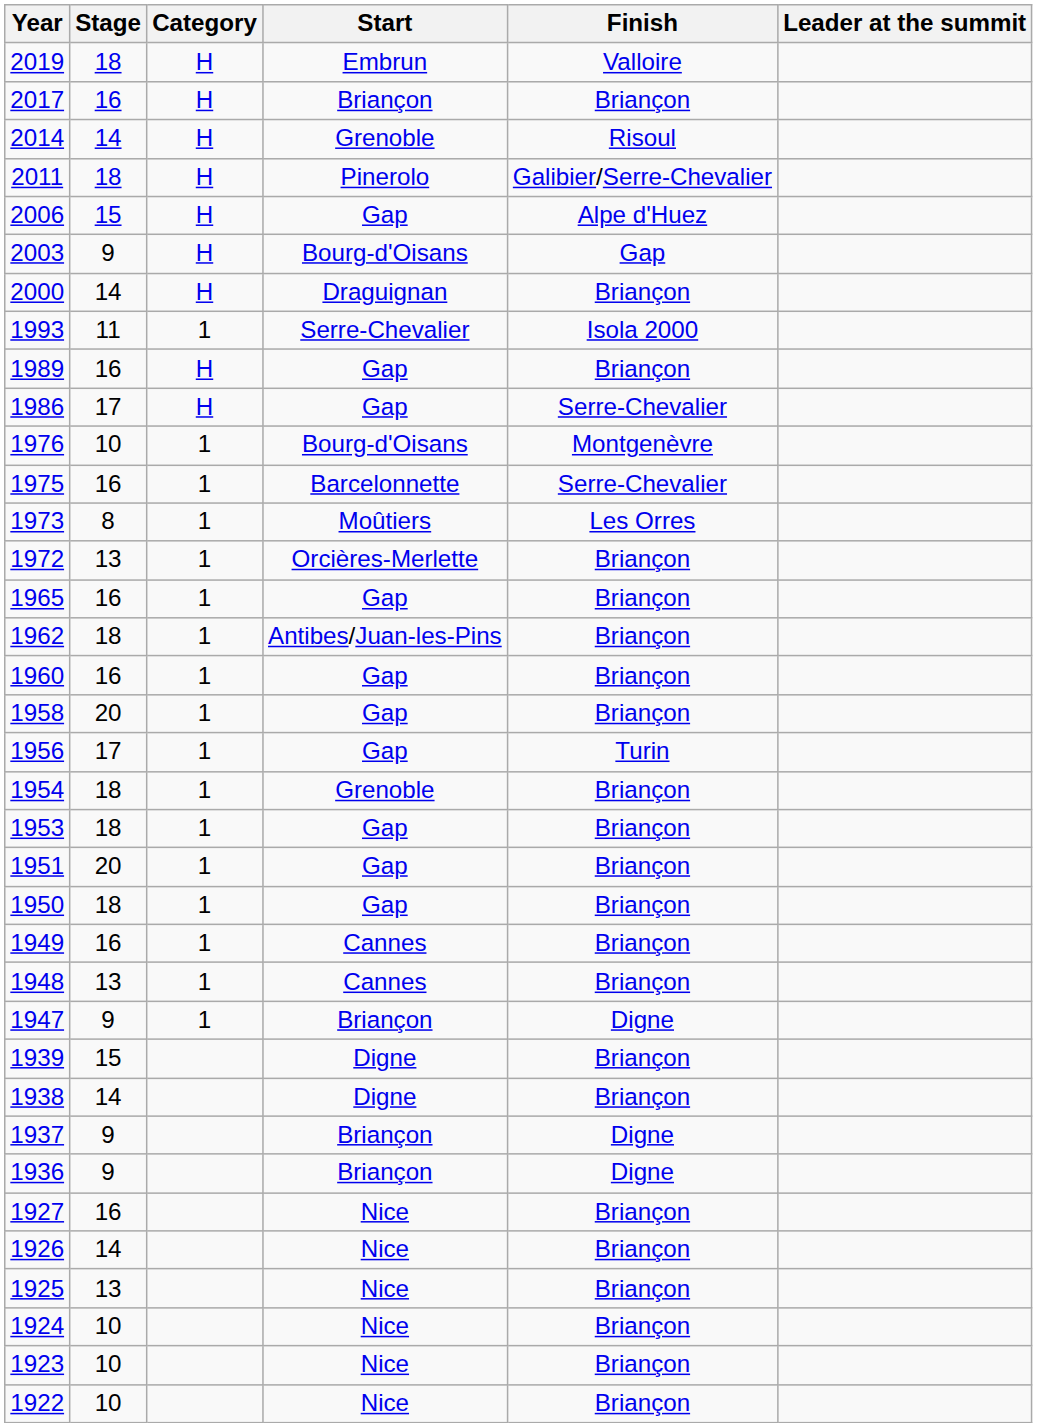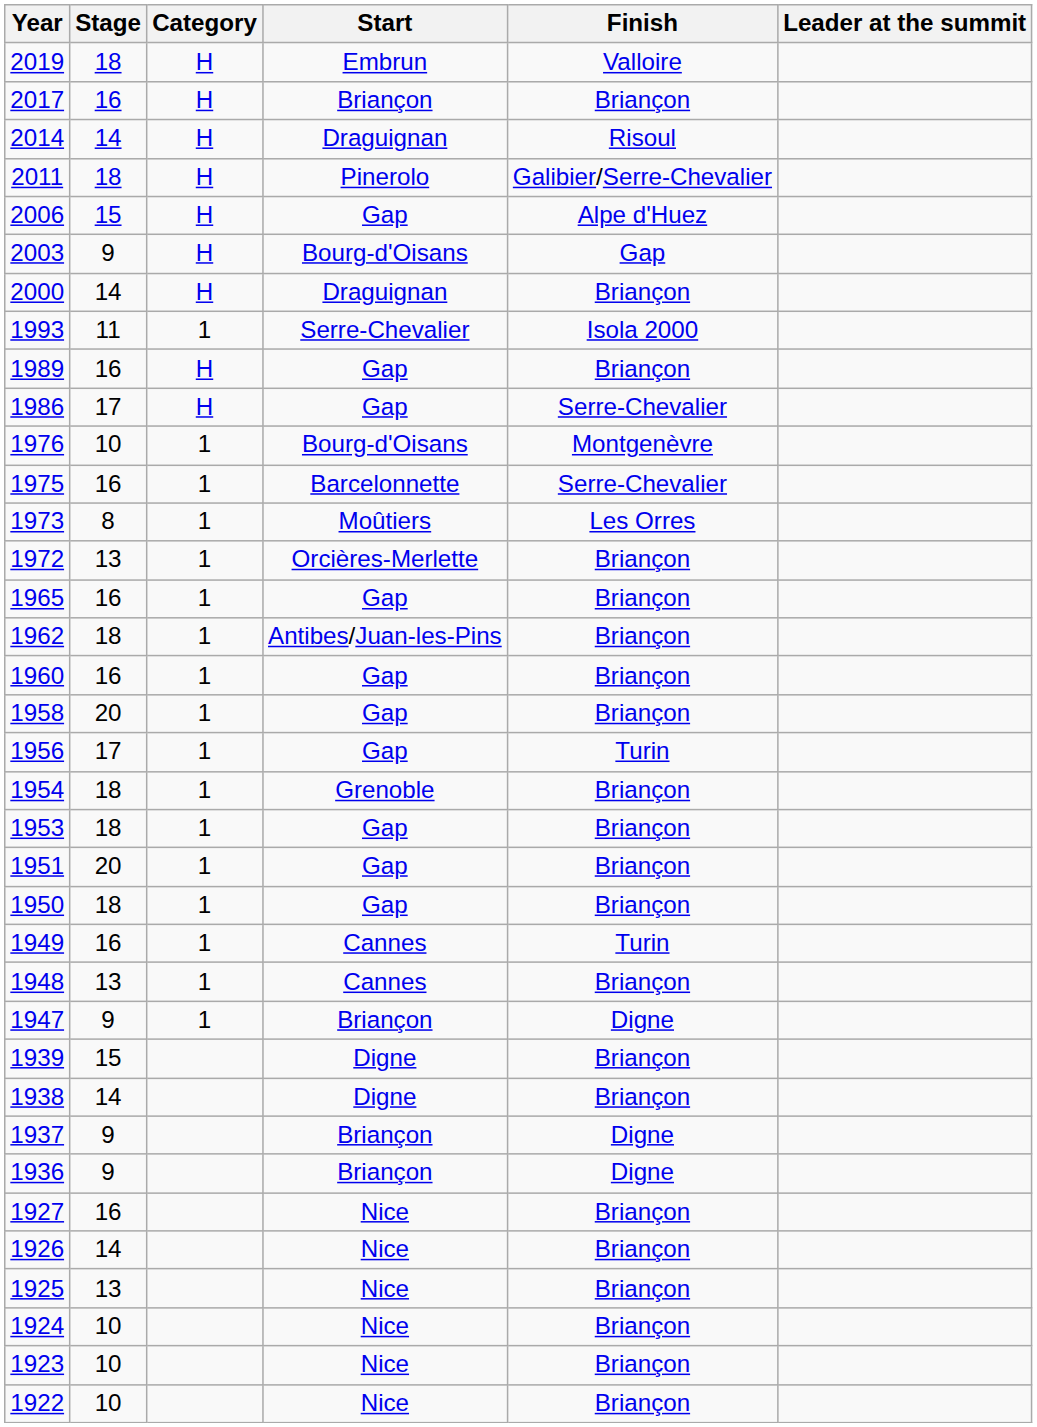(385, 138) Grenoble -> (385, 138) Draguignan
(642, 943) Briançon -> (642, 943) Turin
